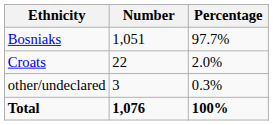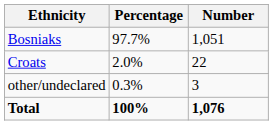columns swapped: (149, 16) <-> (228, 16)
